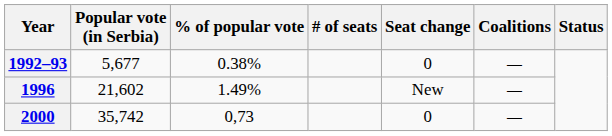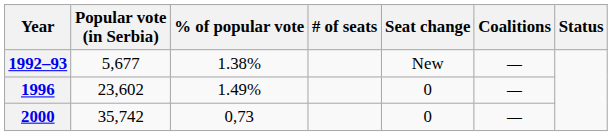(239, 63) 0.38% -> (239, 63) 1.38%
(428, 63) 0 -> (428, 63) New
(121, 90) 21,602 -> (121, 90) 23,602
(428, 90) New -> (428, 90) 0
